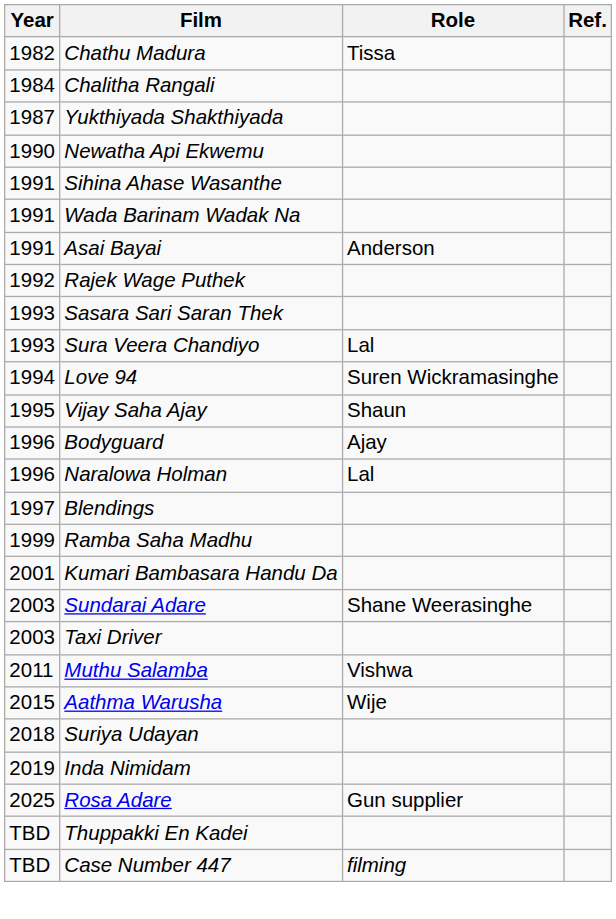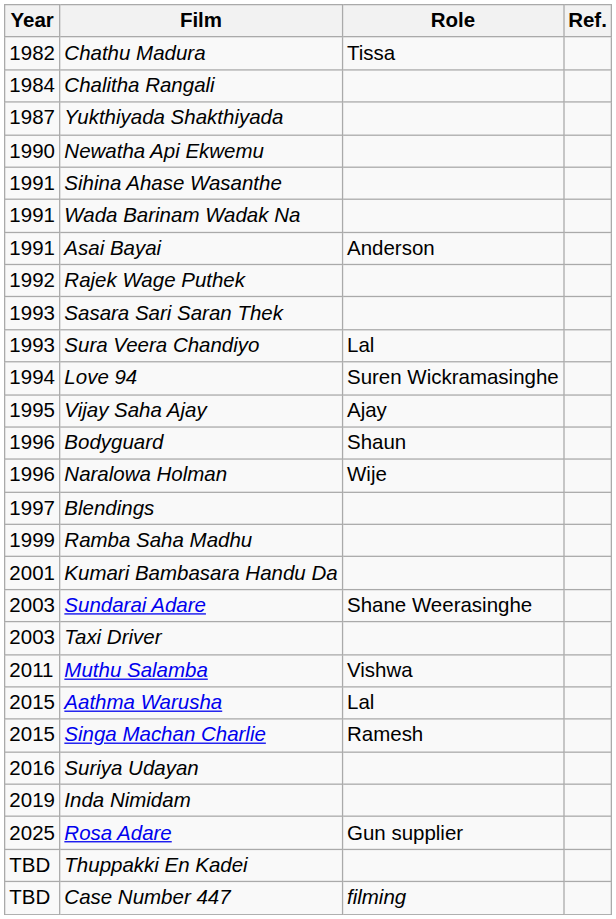(377, 410) Shaun -> (367, 410) Ajay
(367, 442) Ajay -> (377, 442) Shaun
(361, 475) Lal -> (367, 475) Wije
(367, 702) Wije -> (361, 702) Lal
+ row: (165, 735)
(32, 735) 2018 -> (32, 767) 2016
